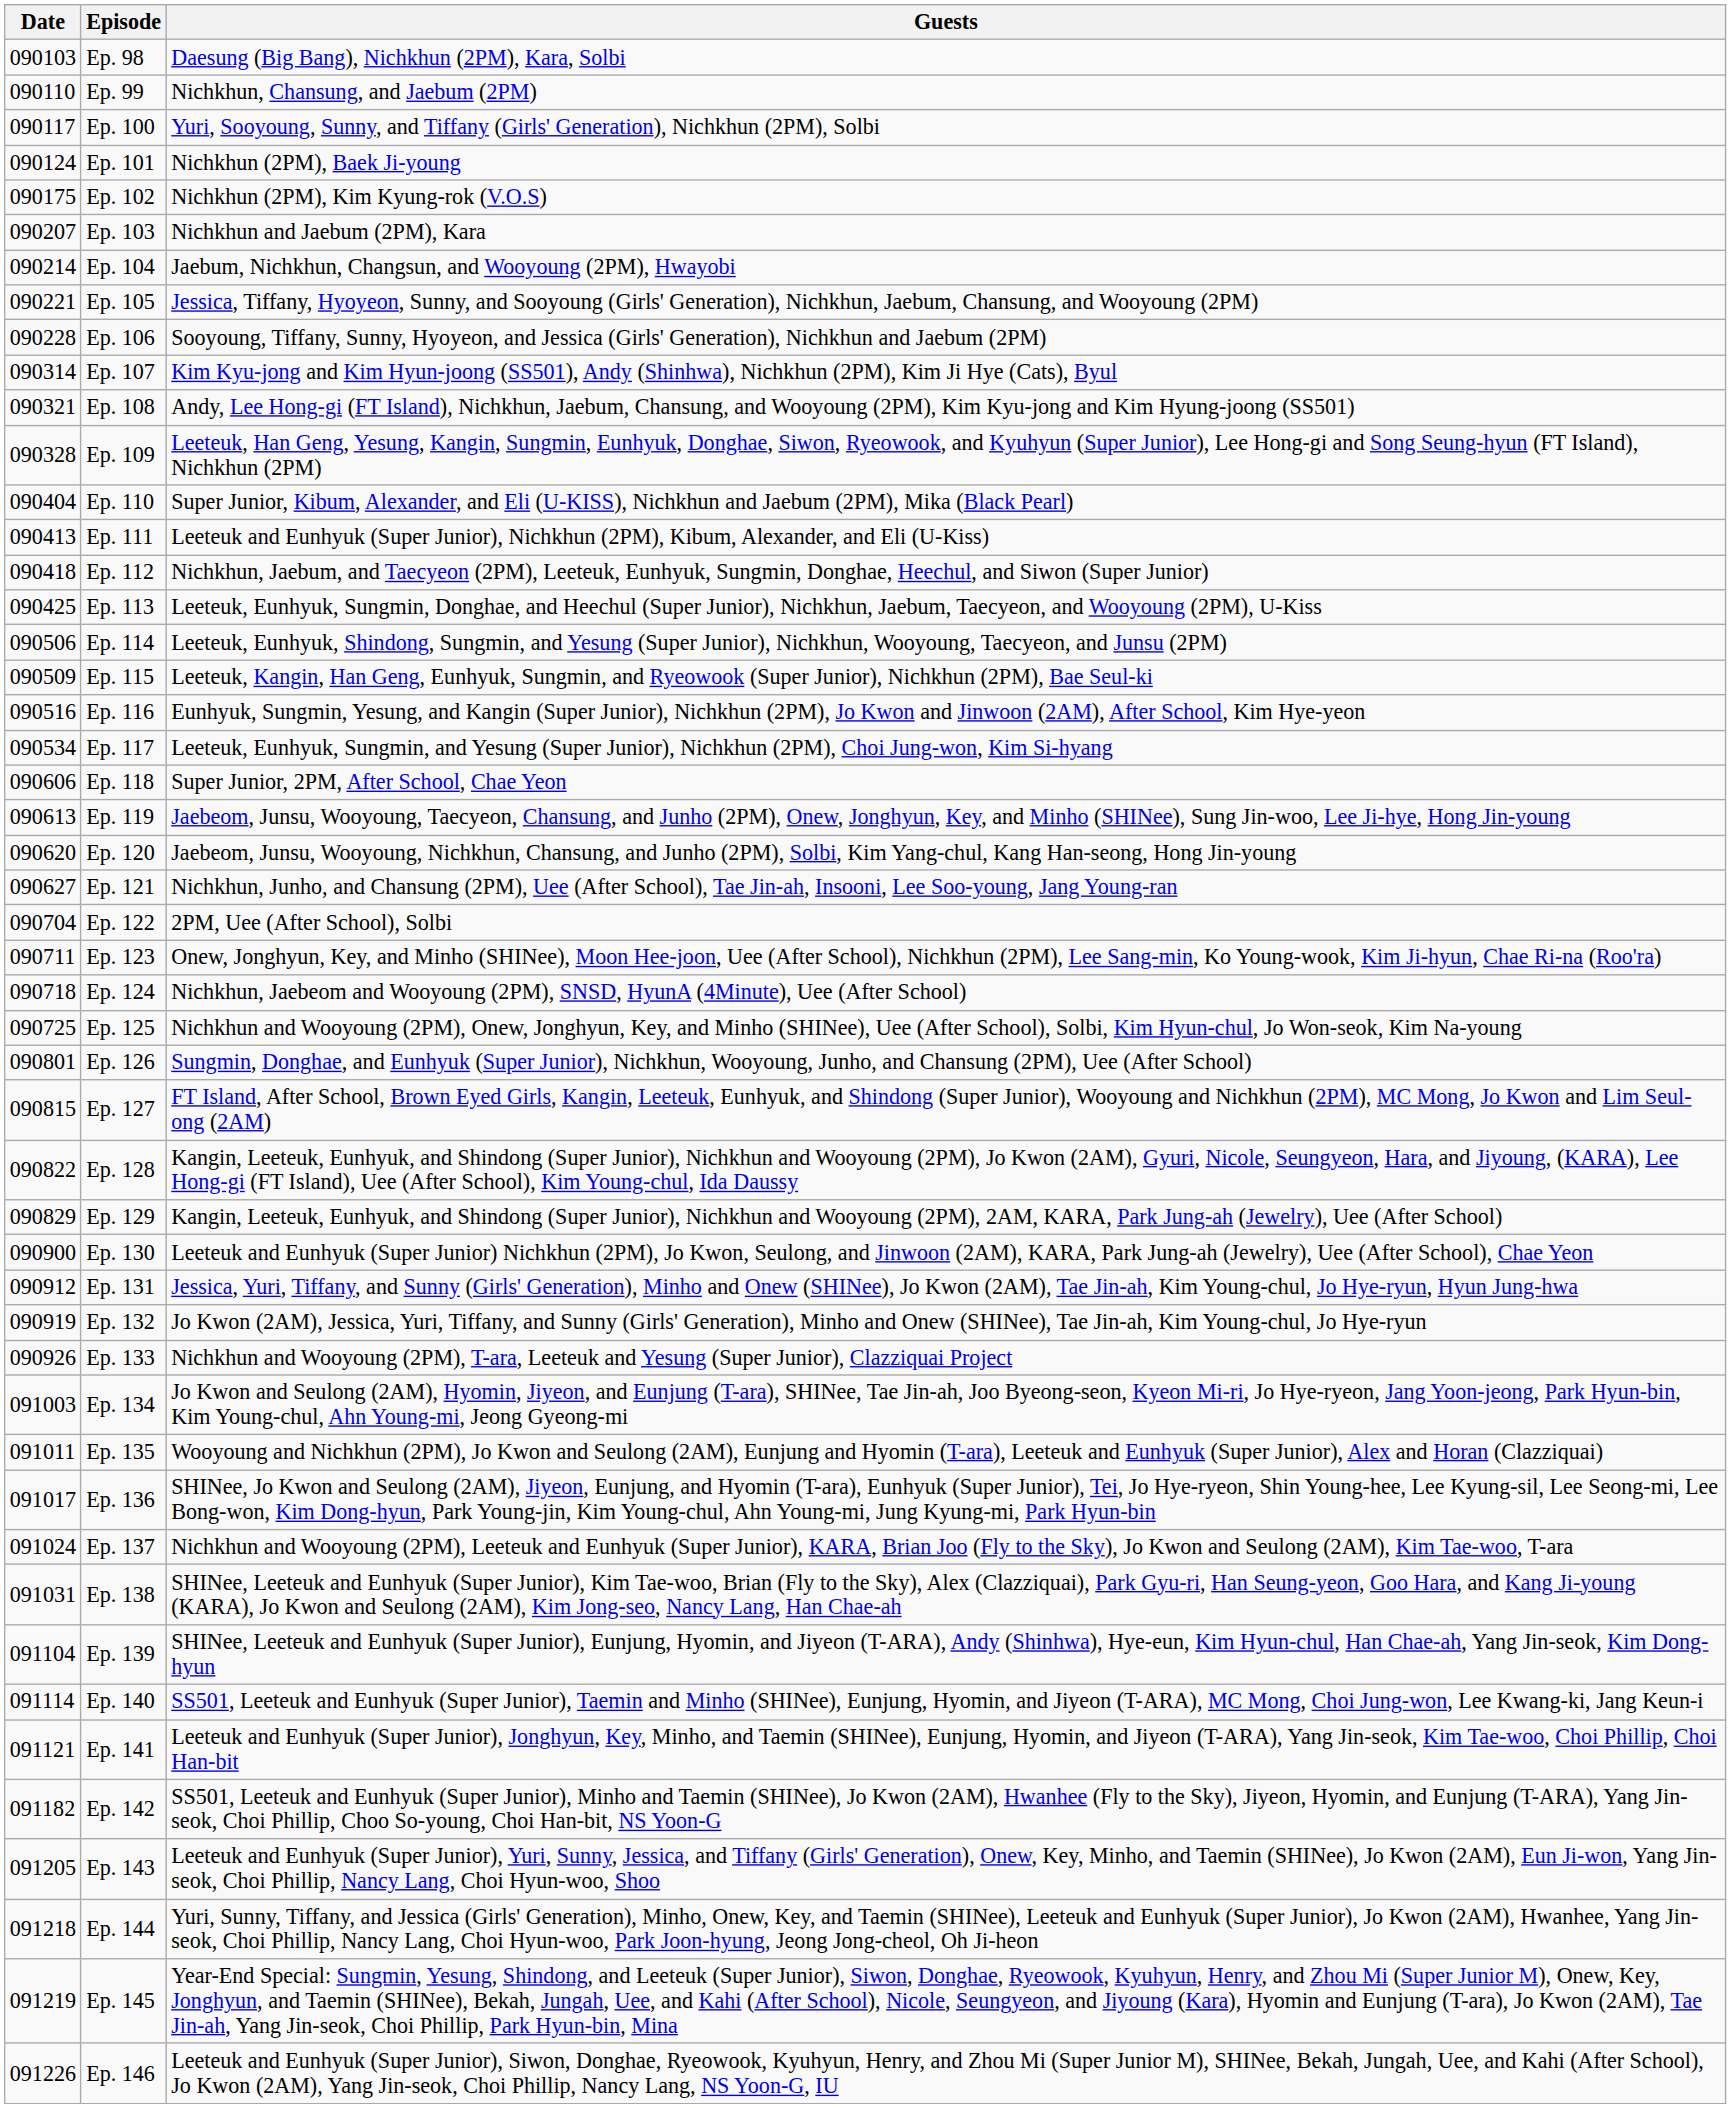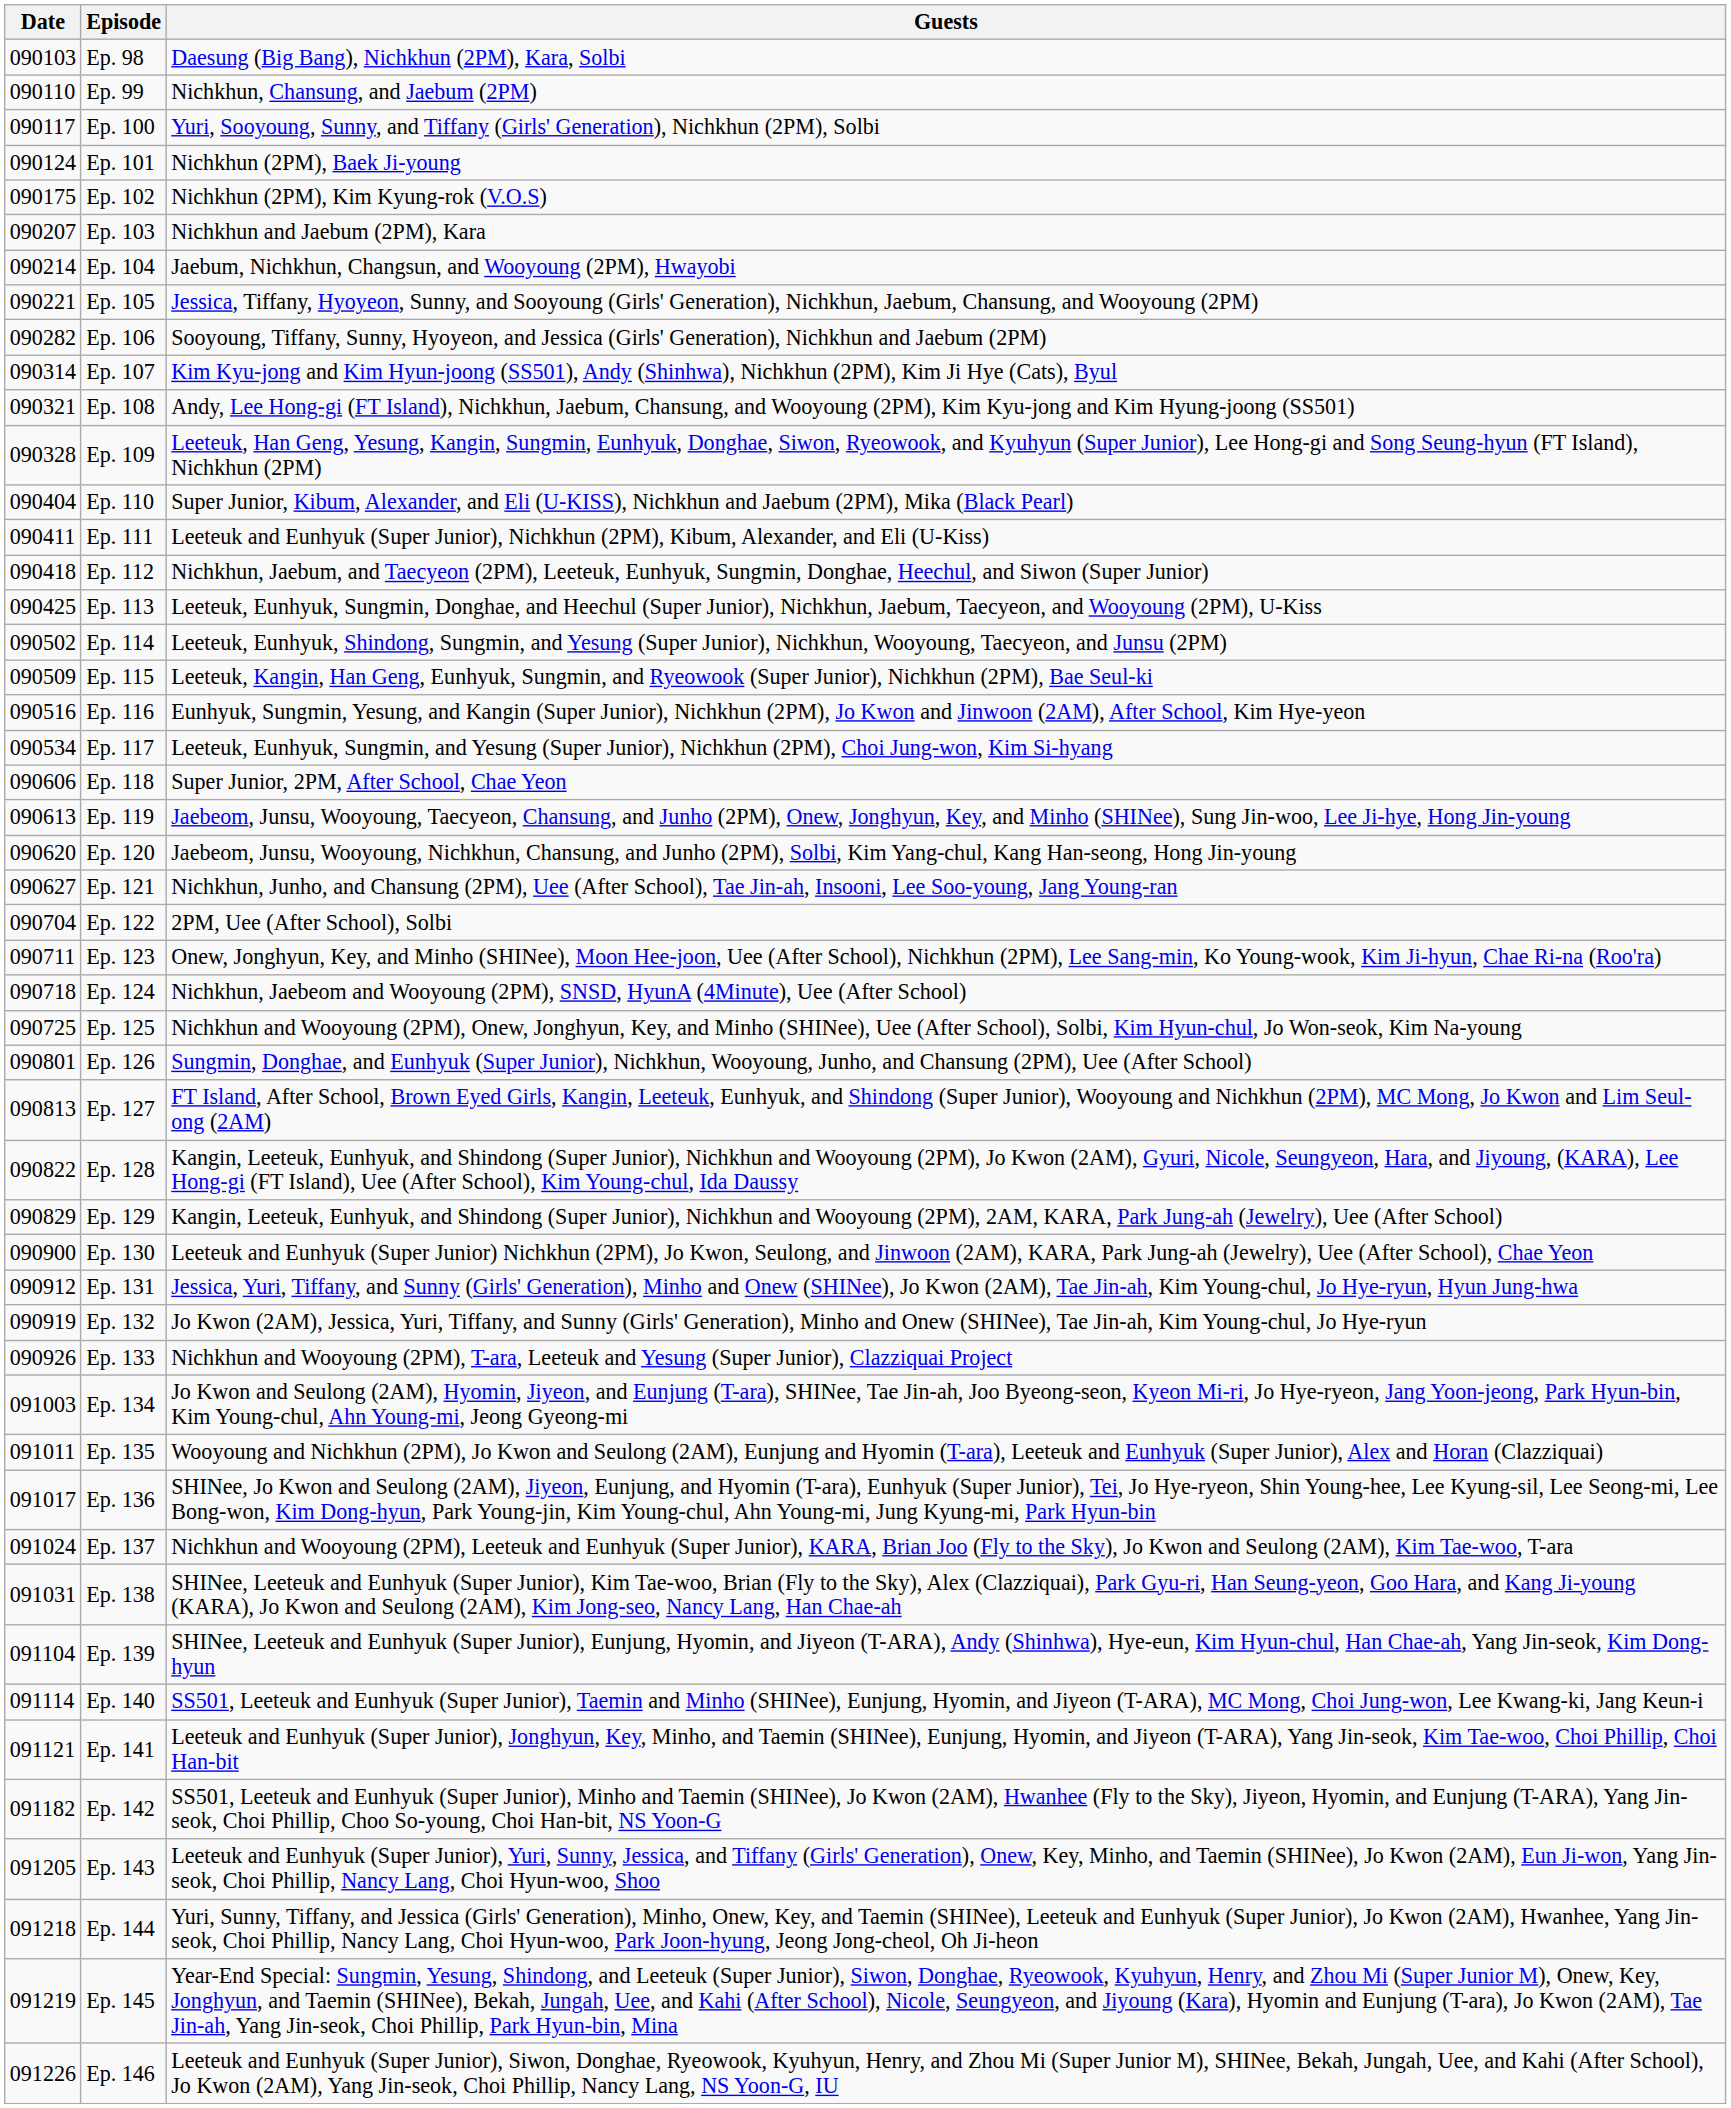(43, 337) 090228 -> (43, 337) 090282
(43, 537) 090413 -> (42, 537) 090411
(43, 642) 090506 -> (43, 642) 090502
(43, 1109) 090815 -> (43, 1109) 090813
